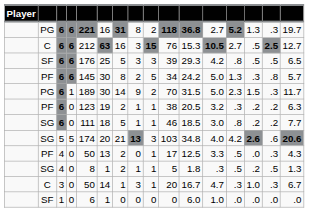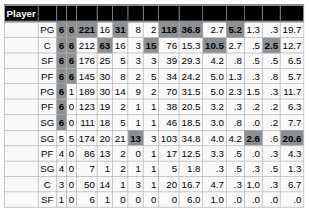(256, 123) .2 -> (256, 123) .0
(90, 153) 50 -> (90, 153) 86
(92, 169) 8 -> (92, 169) 7
(256, 169) .2 -> (256, 169) .3
